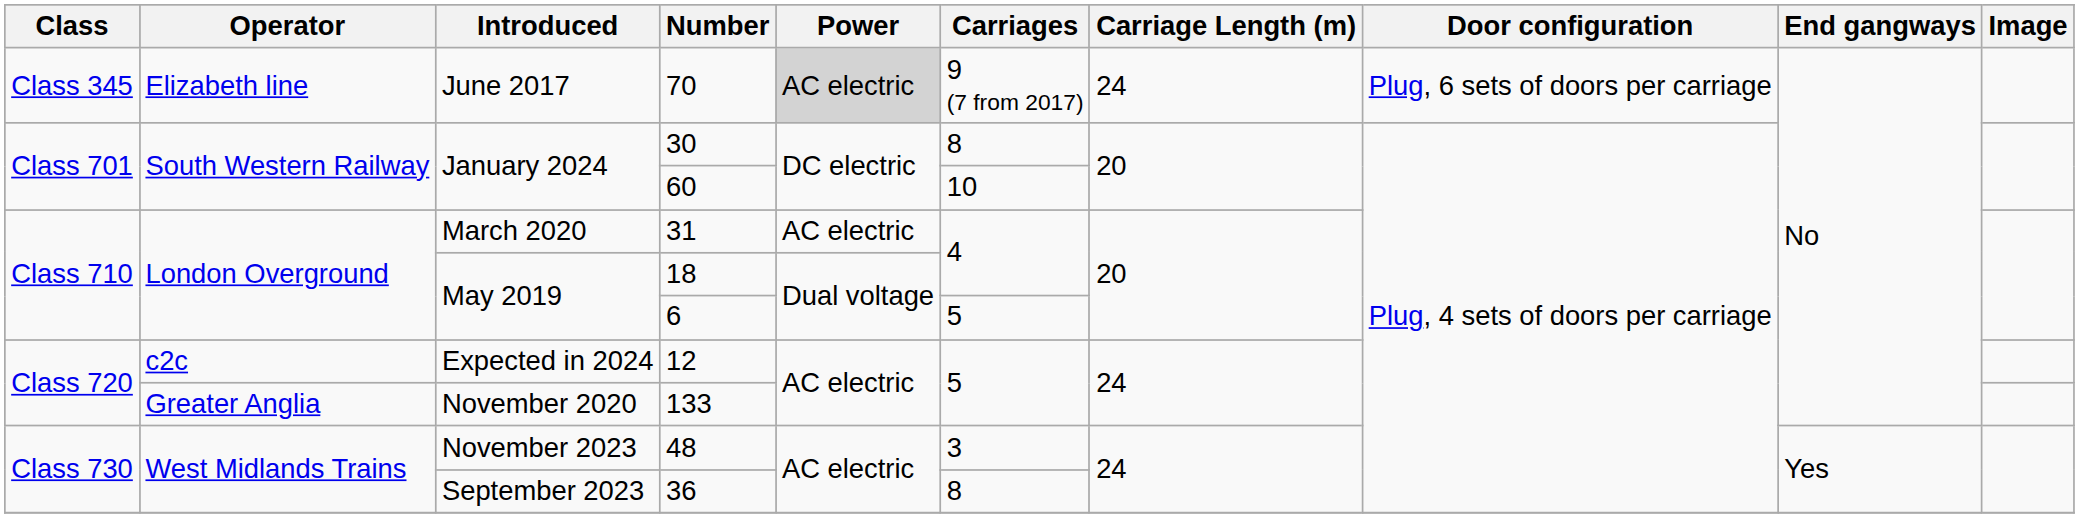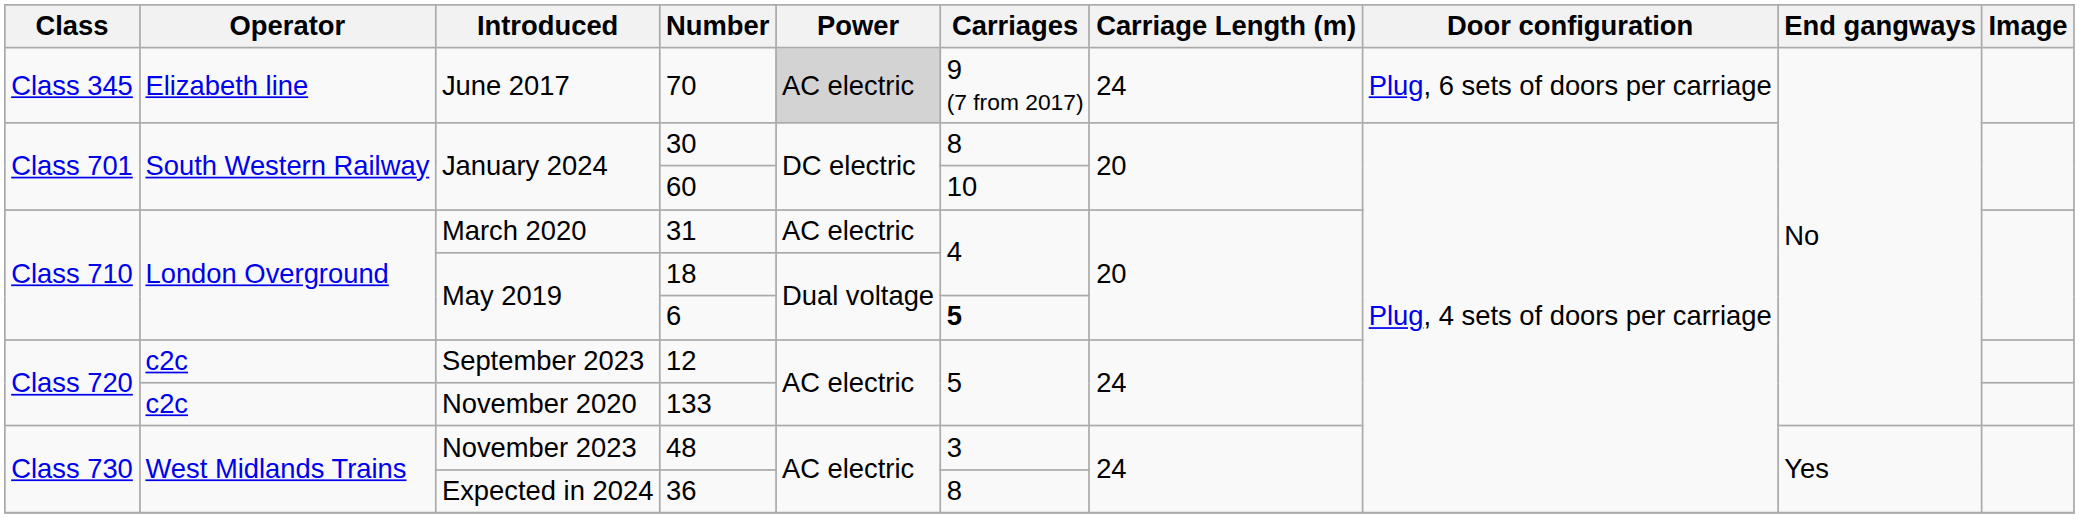(954, 317) normal -> (954, 317) bold
(548, 360) Expected in 2024 -> (543, 360) September 2023
(233, 404) Greater Anglia -> (167, 404) c2c
(543, 490) September 2023 -> (548, 490) Expected in 2024
